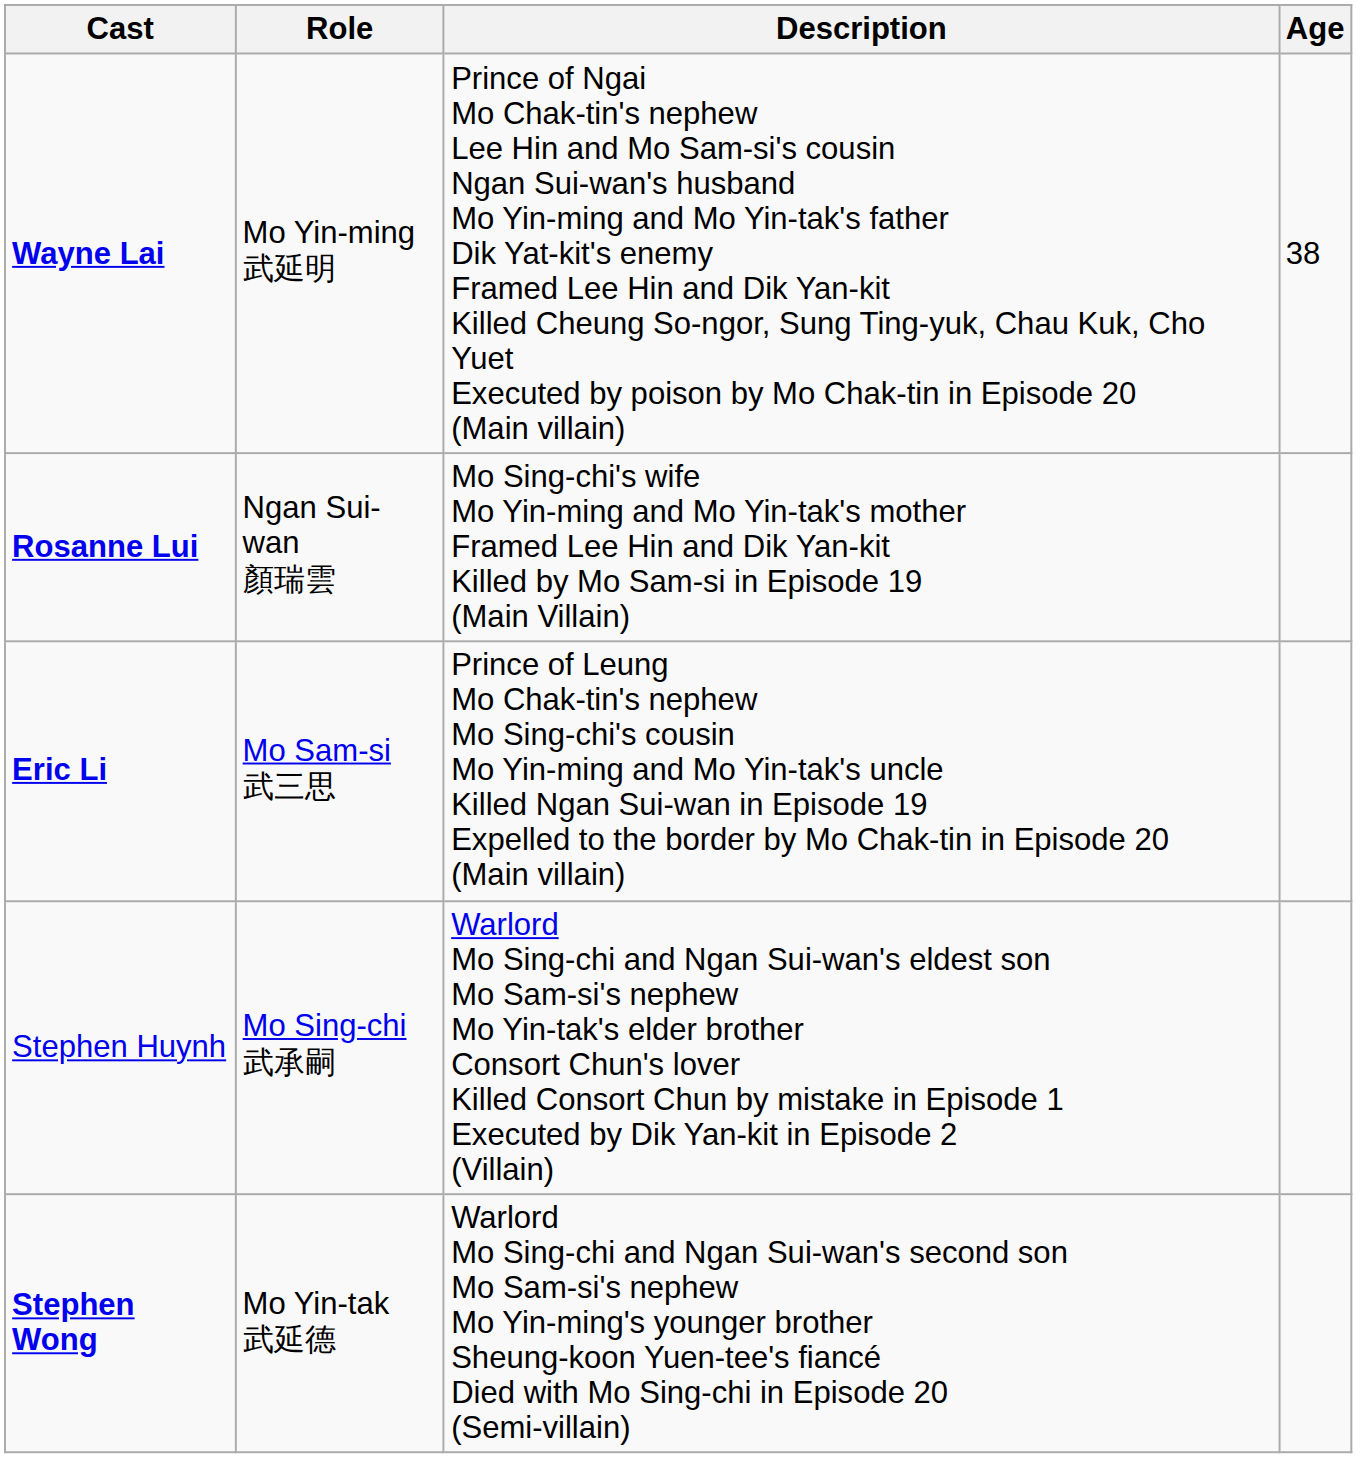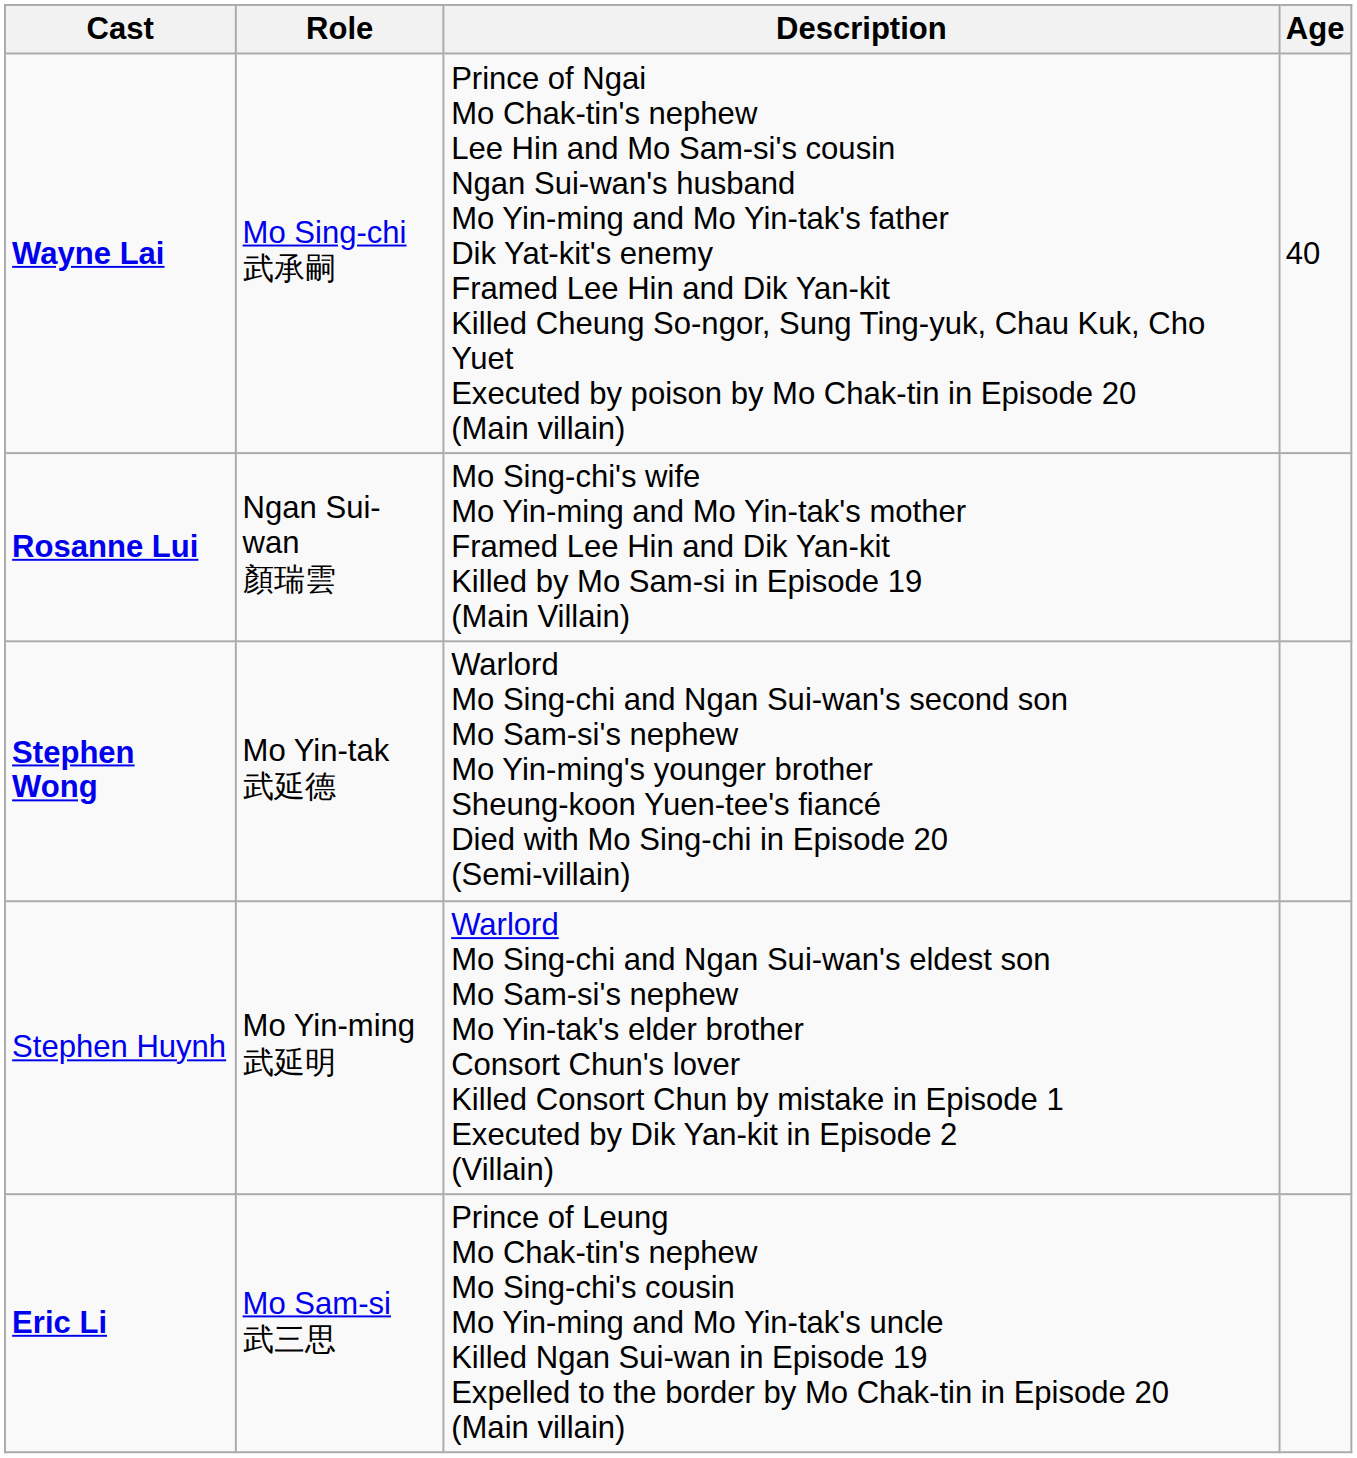(329, 251) Mo Yin-ming 武延明 -> (325, 251) Mo Sing-chi 武承嗣
(1303, 252) 38 -> (1303, 252) 40
rows swapped: (60, 770) <-> (73, 1322)
(325, 1044) Mo Sing-chi 武承嗣 -> (329, 1044) Mo Yin-ming 武延明
